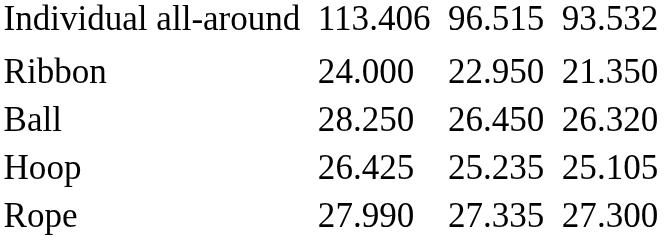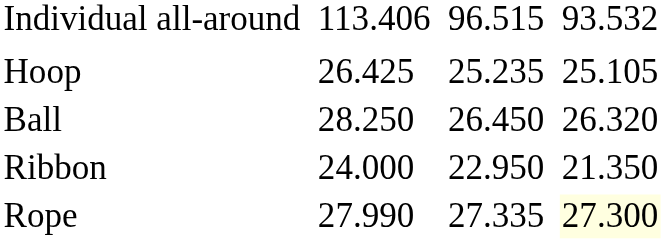rows swapped: (43, 167) <-> (55, 71)
(610, 215) no background -> (610, 215) lightyellow background
